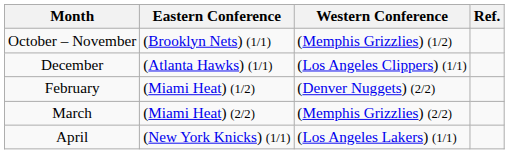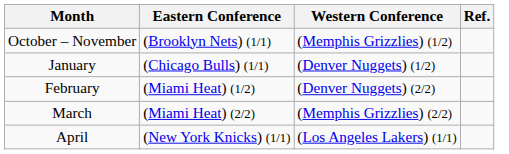- row: (72, 64)
+ row: (72, 64)
